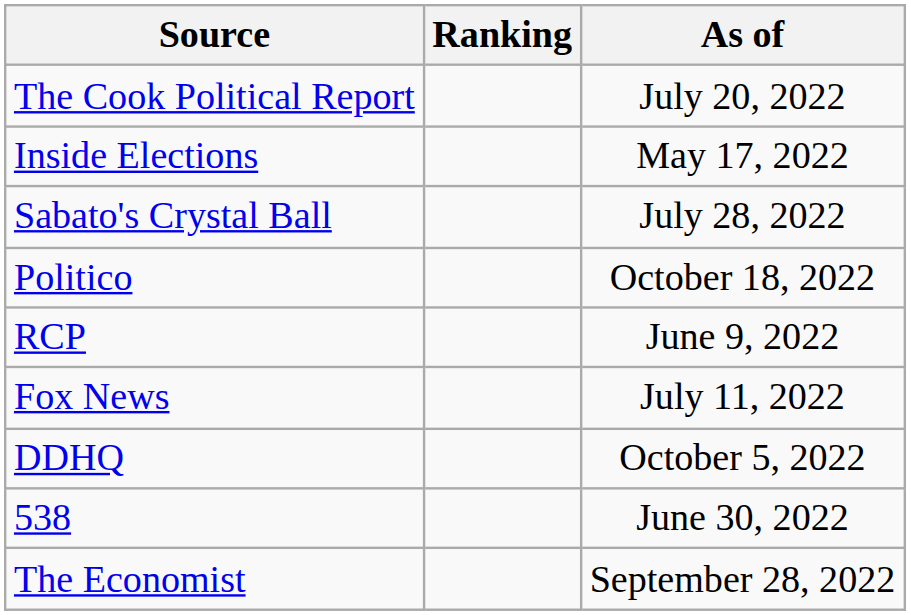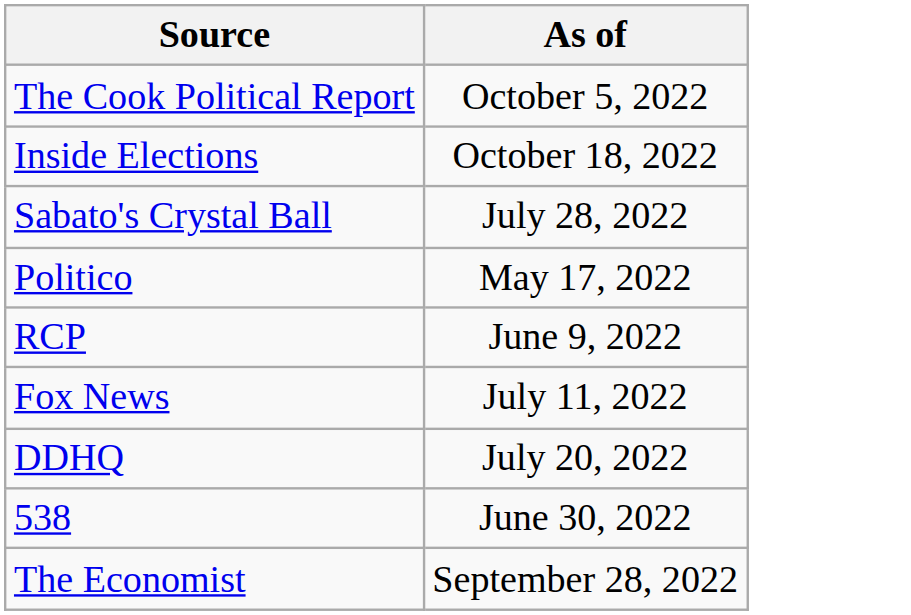- column: (502, 34)
(742, 95) July 20, 2022 -> (585, 95) October 5, 2022
(742, 155) May 17, 2022 -> (585, 155) October 18, 2022
(742, 276) October 18, 2022 -> (585, 276) May 17, 2022
(742, 457) October 5, 2022 -> (585, 457) July 20, 2022
